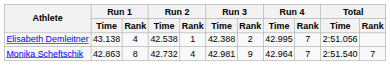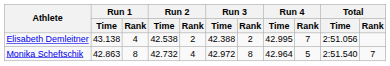(193, 40) 1 -> (193, 40) 2
(222, 54) 42.981 -> (222, 54) 42.972
(250, 54) 9 -> (250, 54) 8
(308, 54) 7 -> (308, 54) 5
